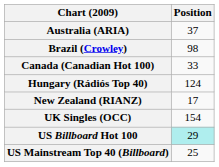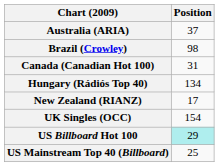(193, 65) 33 -> (193, 65) 31
(193, 83) 124 -> (193, 83) 134
